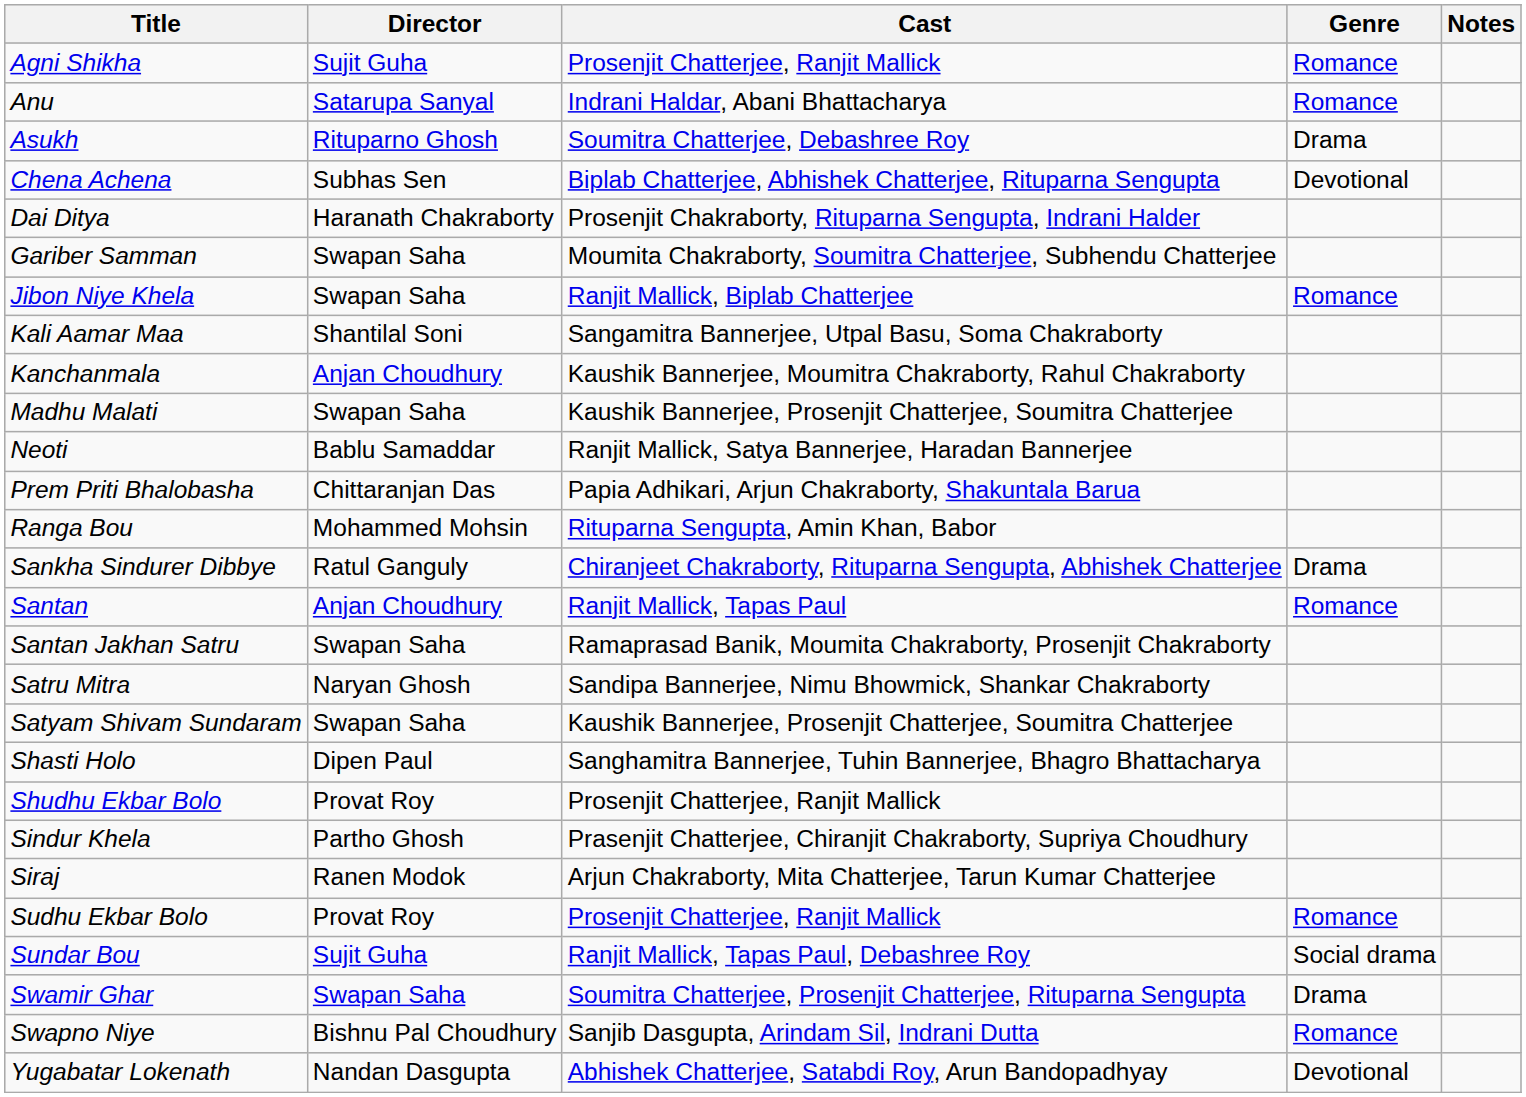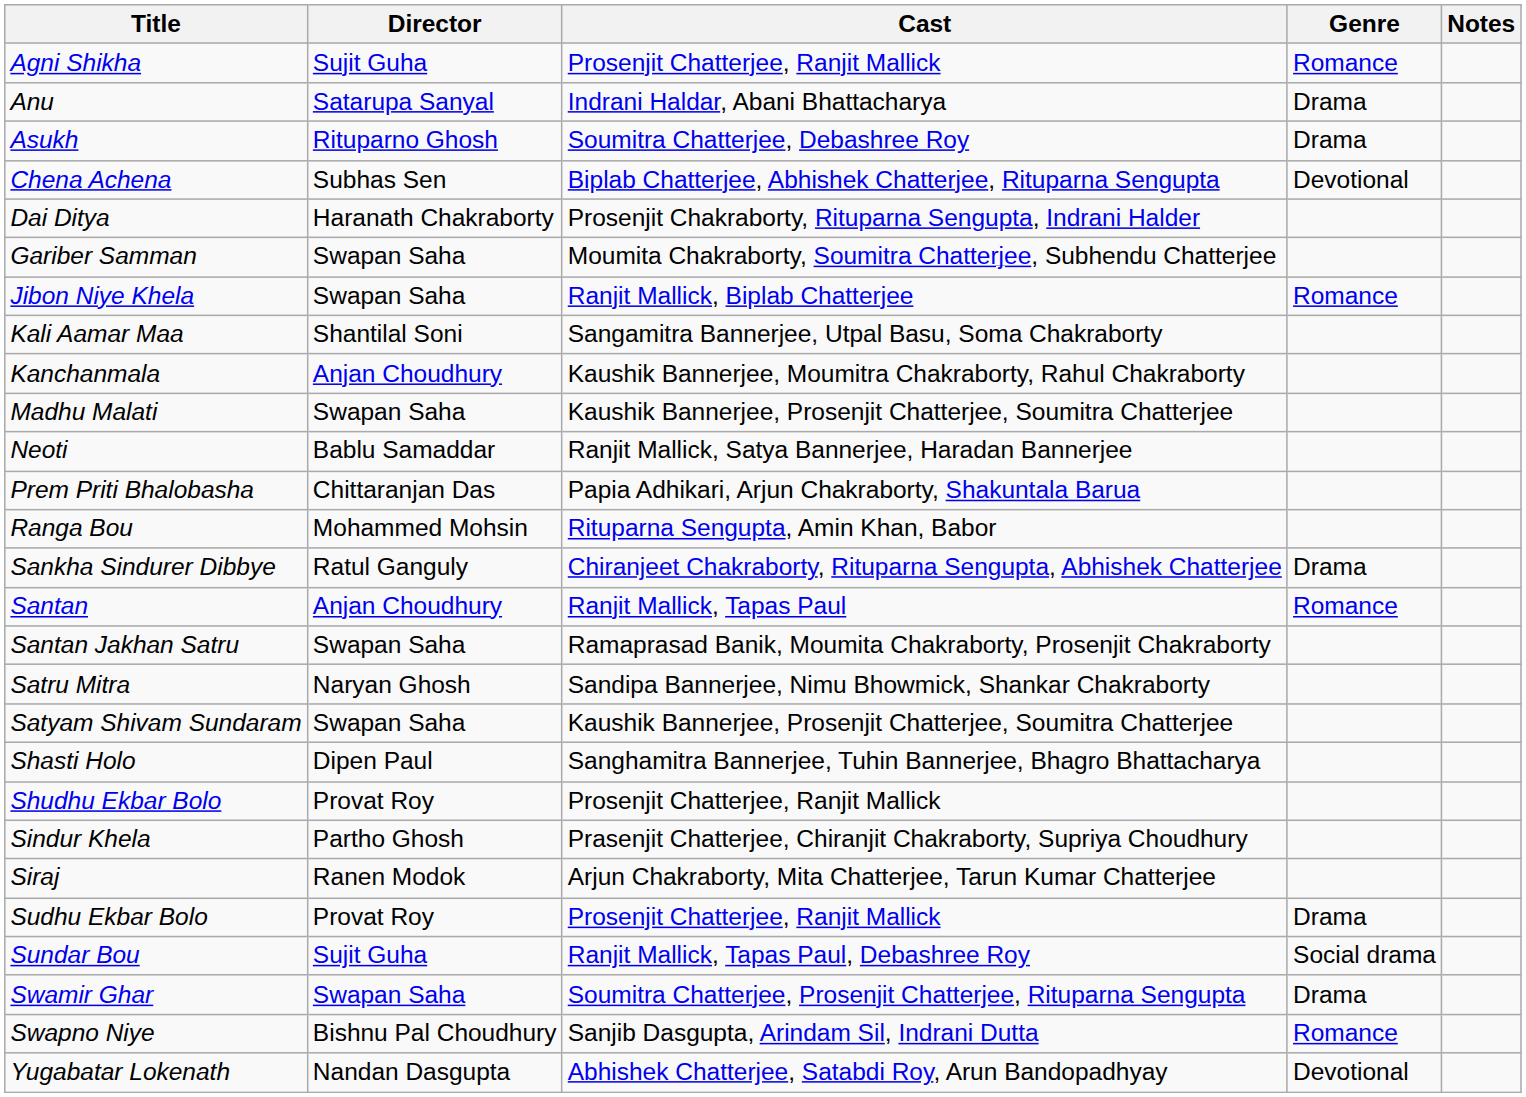(1345, 101) Romance -> (1330, 101) Drama
(1345, 916) Romance -> (1330, 916) Drama
